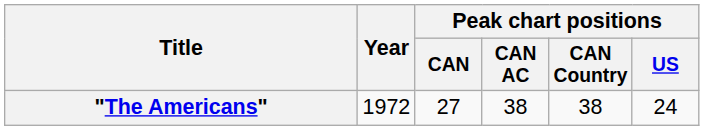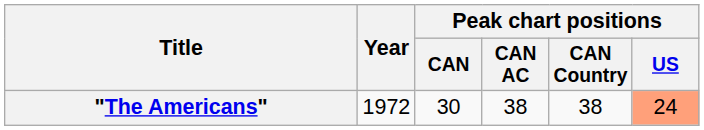(449, 107) 27 -> (449, 107) 30
(665, 107) no background -> (665, 107) lightsalmon background
